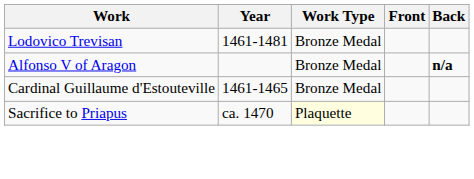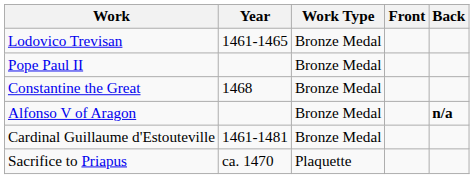(255, 40) 1461-1481 -> (255, 40) 1461-1465
+ row: (46, 64)
+ row: (74, 88)
(255, 88) 1461-1465 -> (255, 137) 1461-1481
(323, 112) lightyellow background -> (323, 161) no background
